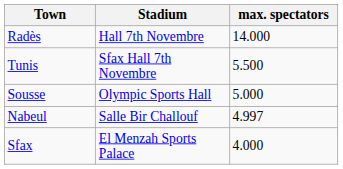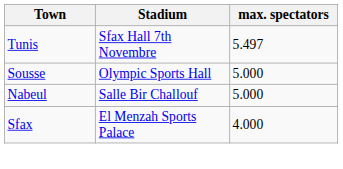- row: (24, 36)
(248, 66) 5.500 -> (248, 44) 5.497
(248, 116) 4.997 -> (248, 95) 5.000
